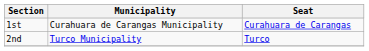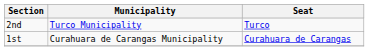rows swapped: (14, 25) <-> (14, 39)
